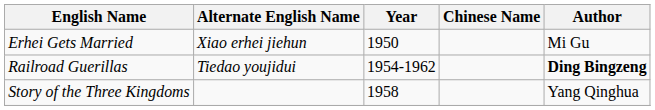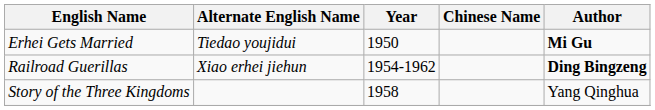(252, 42) Xiao erhei jiehun -> (247, 42) Tiedao youjidui
(568, 42) normal -> (570, 42) bold
(247, 67) Tiedao youjidui -> (252, 67) Xiao erhei jiehun
